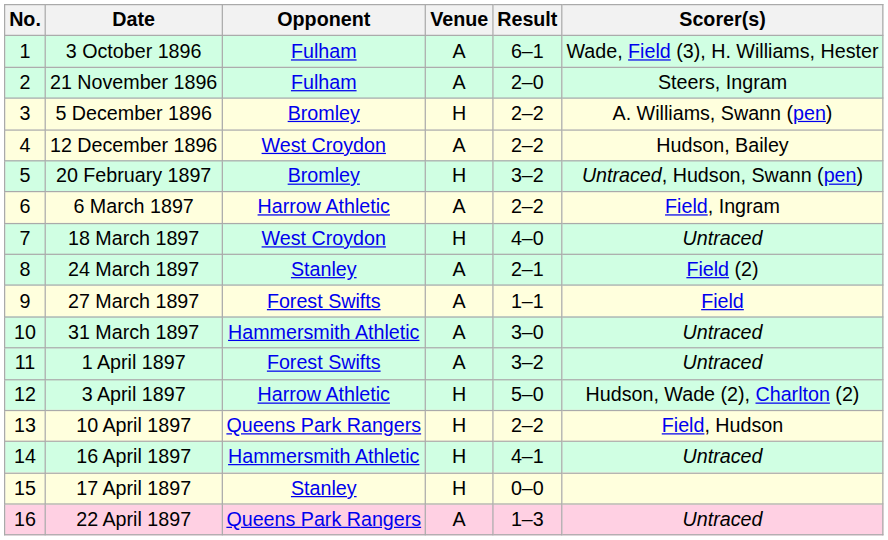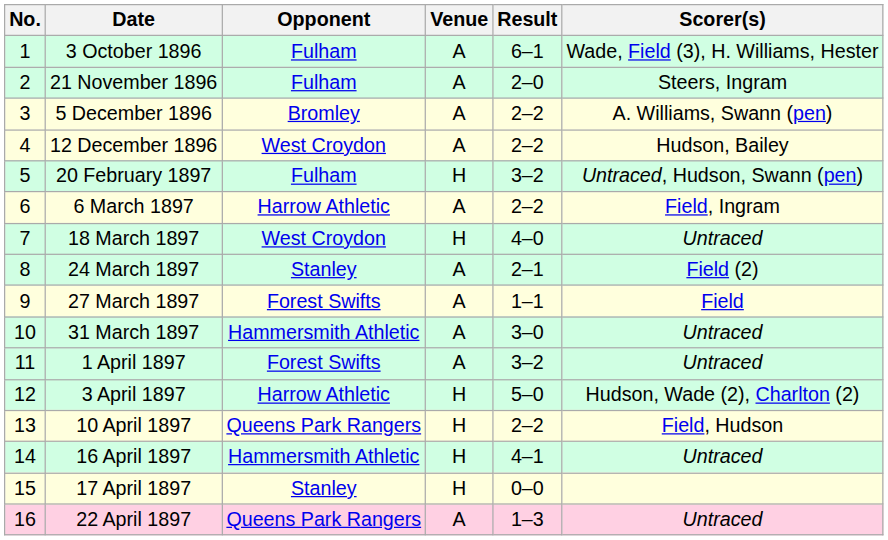(459, 113) H -> (459, 113) A
(324, 176) Bromley -> (324, 176) Fulham
